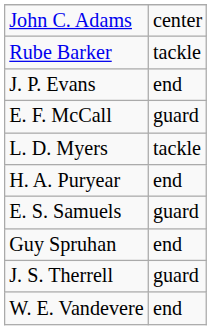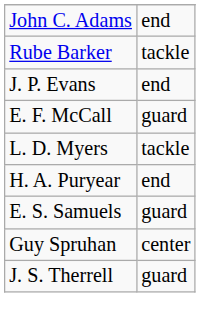(178, 20) center -> (156, 20) end
(167, 244) end -> (166, 244) center
- row: (76, 308)
